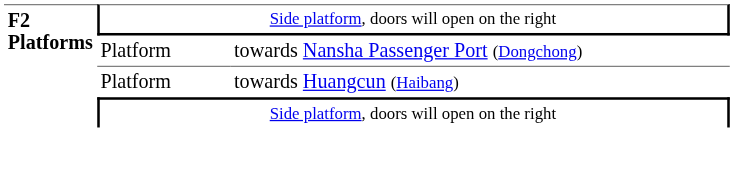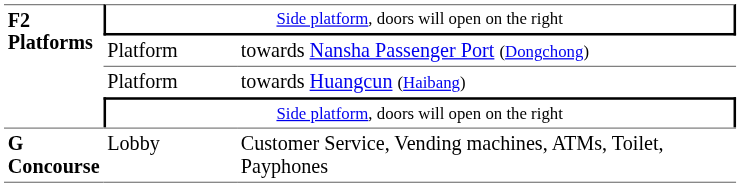+ row: (134, 143)
